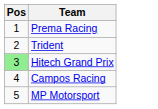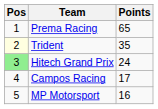+ column: (135, 12)
(16, 45) no background -> (16, 45) lightyellow background
